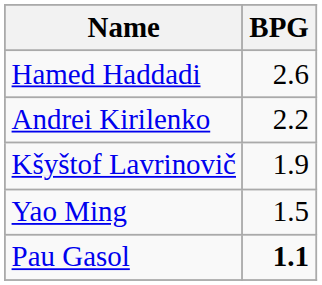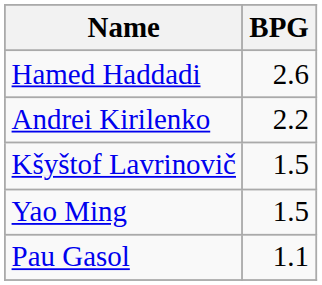(291, 165) 1.9 -> (291, 165) 1.5
(291, 257) bold -> (291, 257) normal
